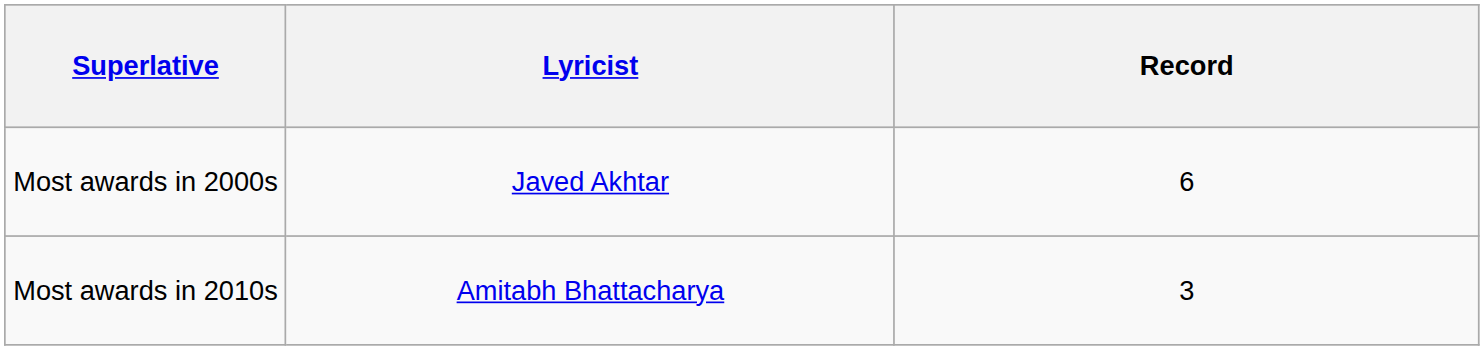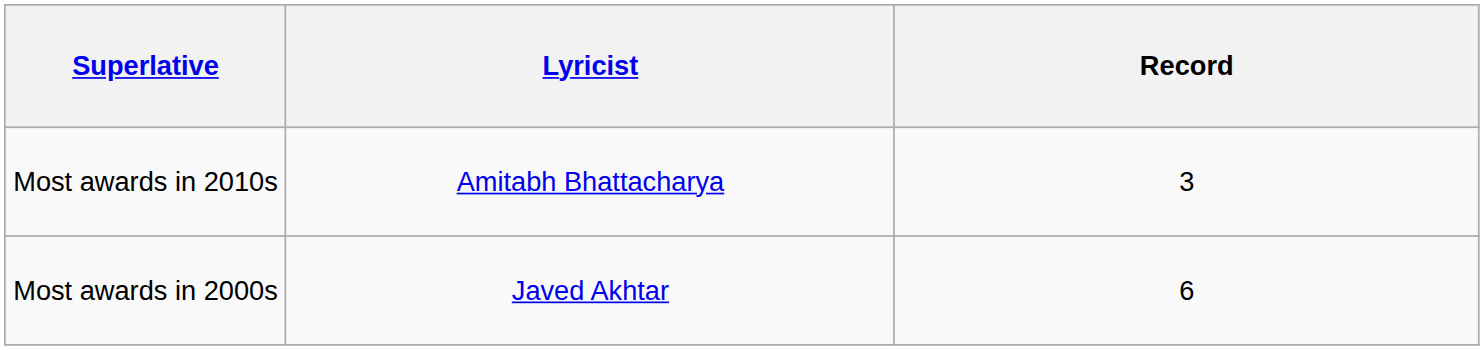rows swapped: (146, 181) <-> (146, 290)
